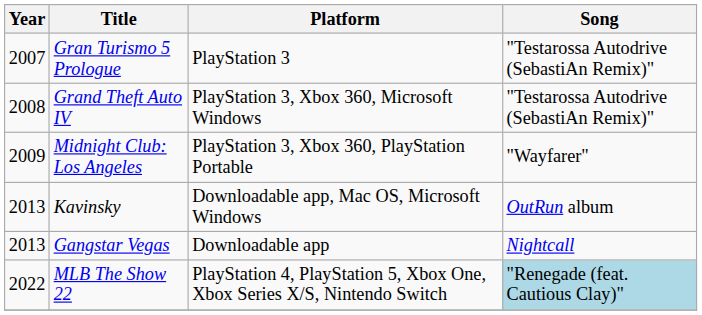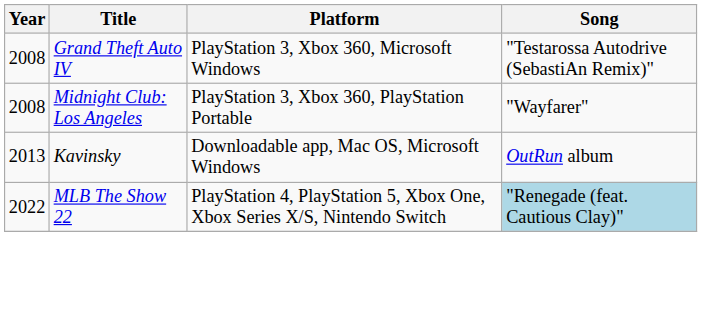- row: (112, 58)
(27, 157) 2009 -> (27, 107) 2008
- row: (112, 245)
